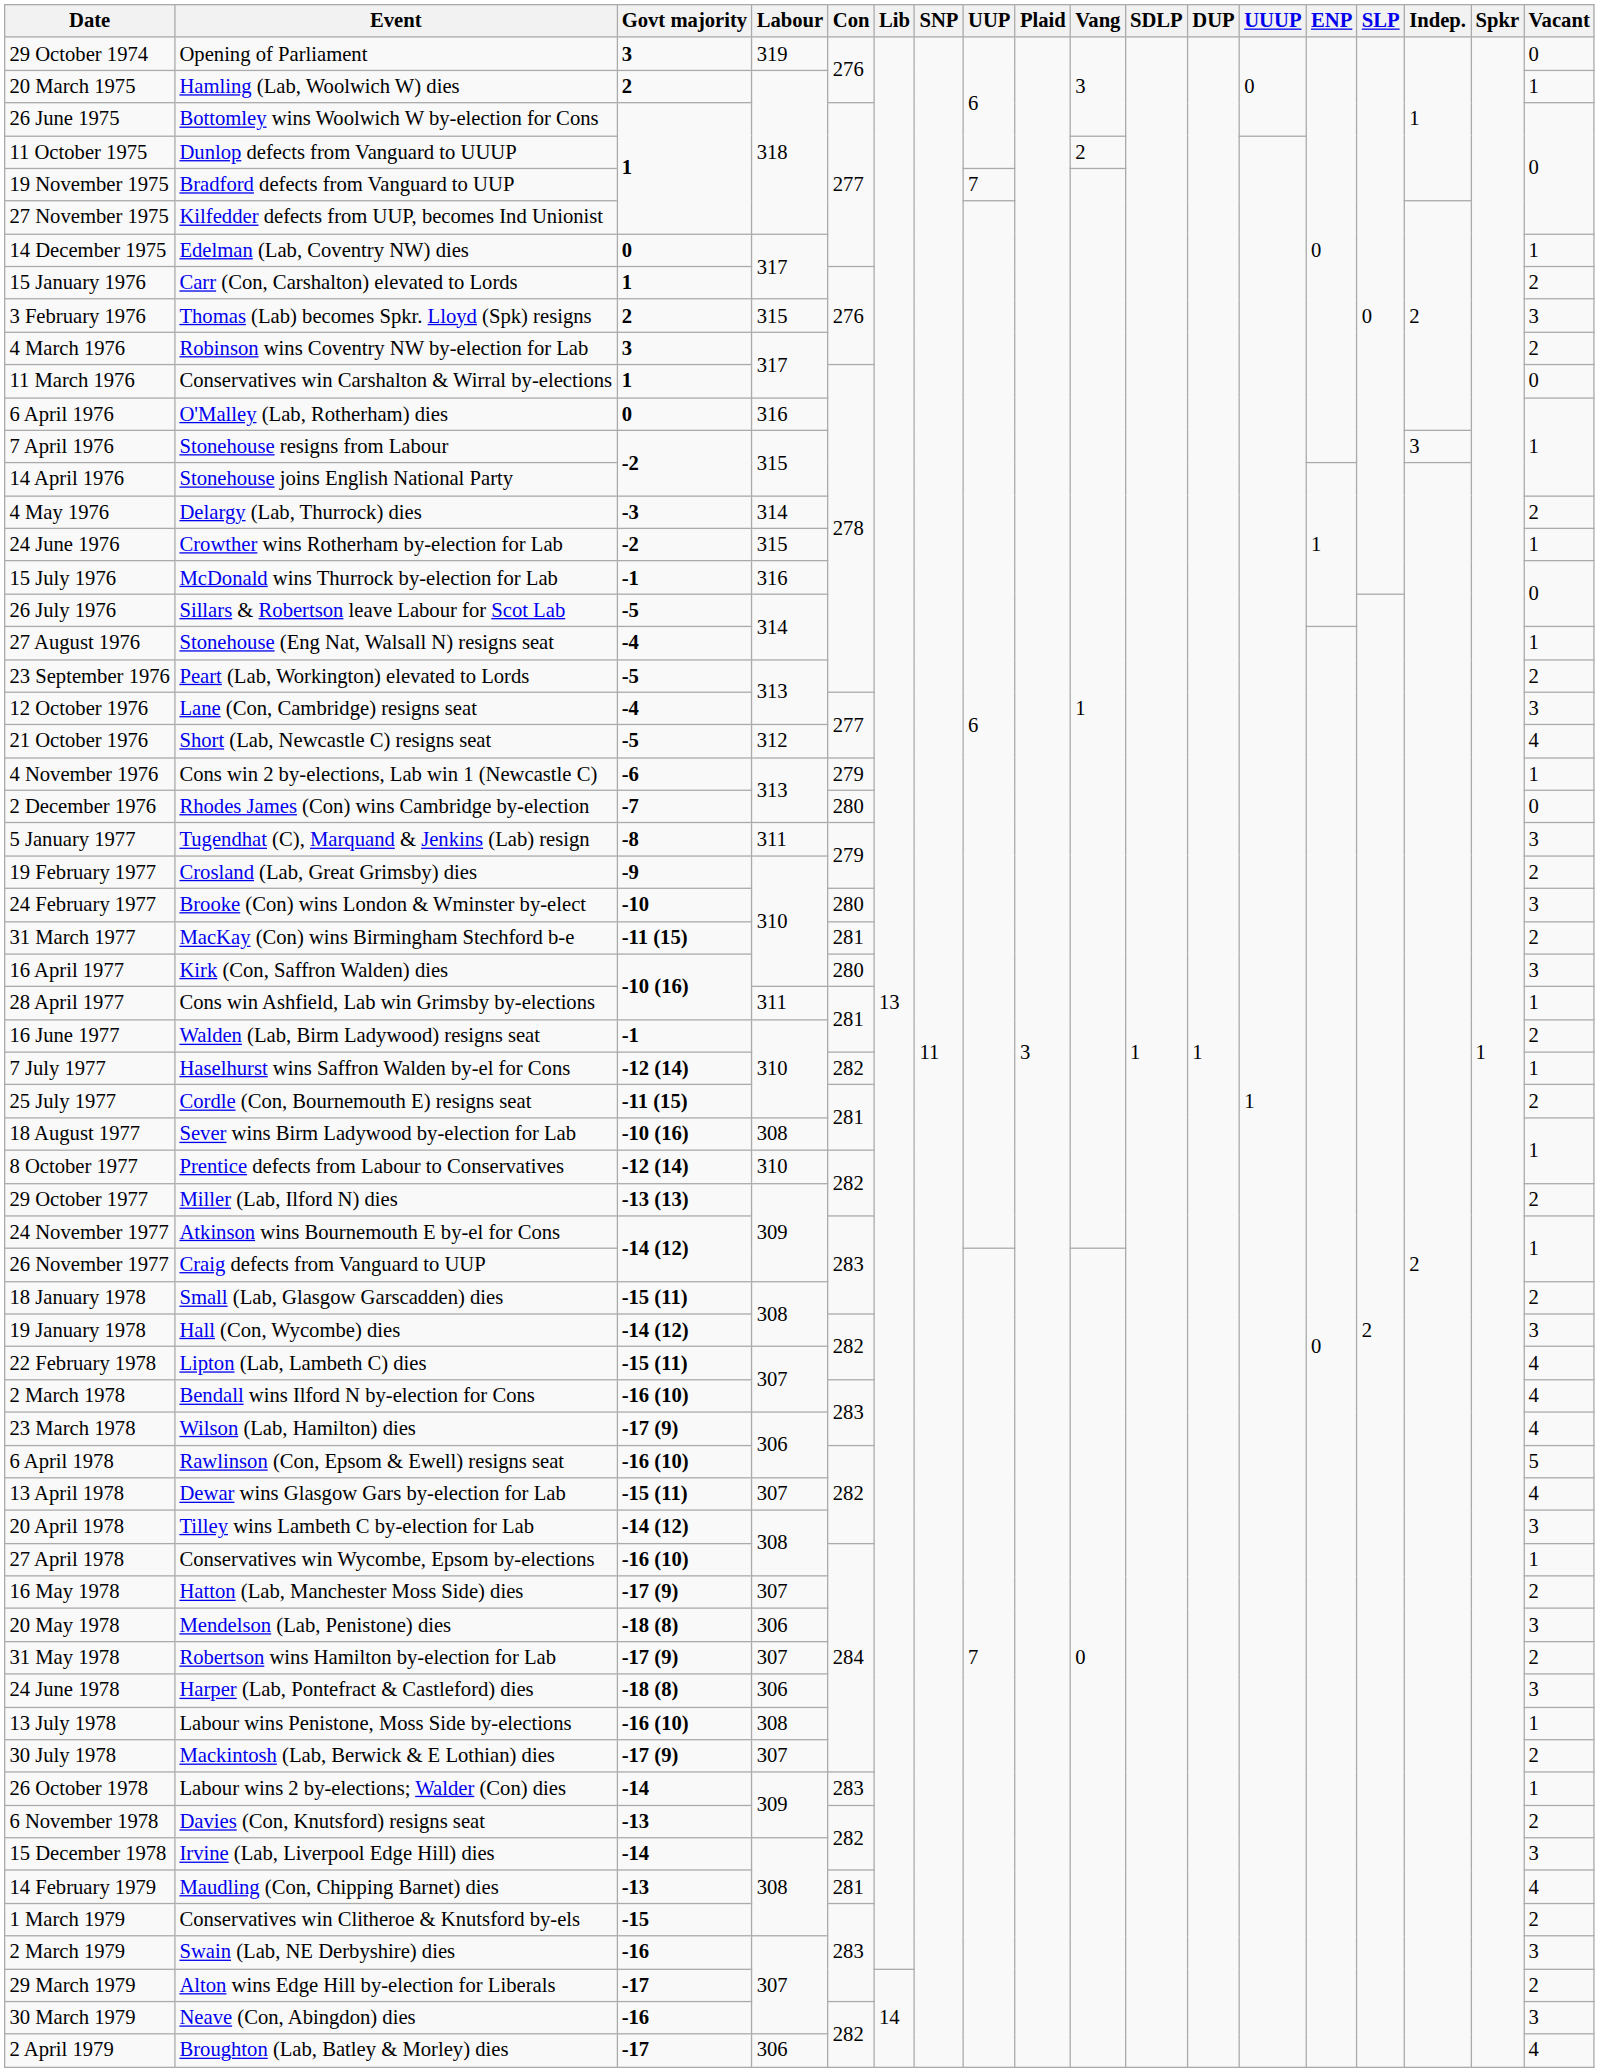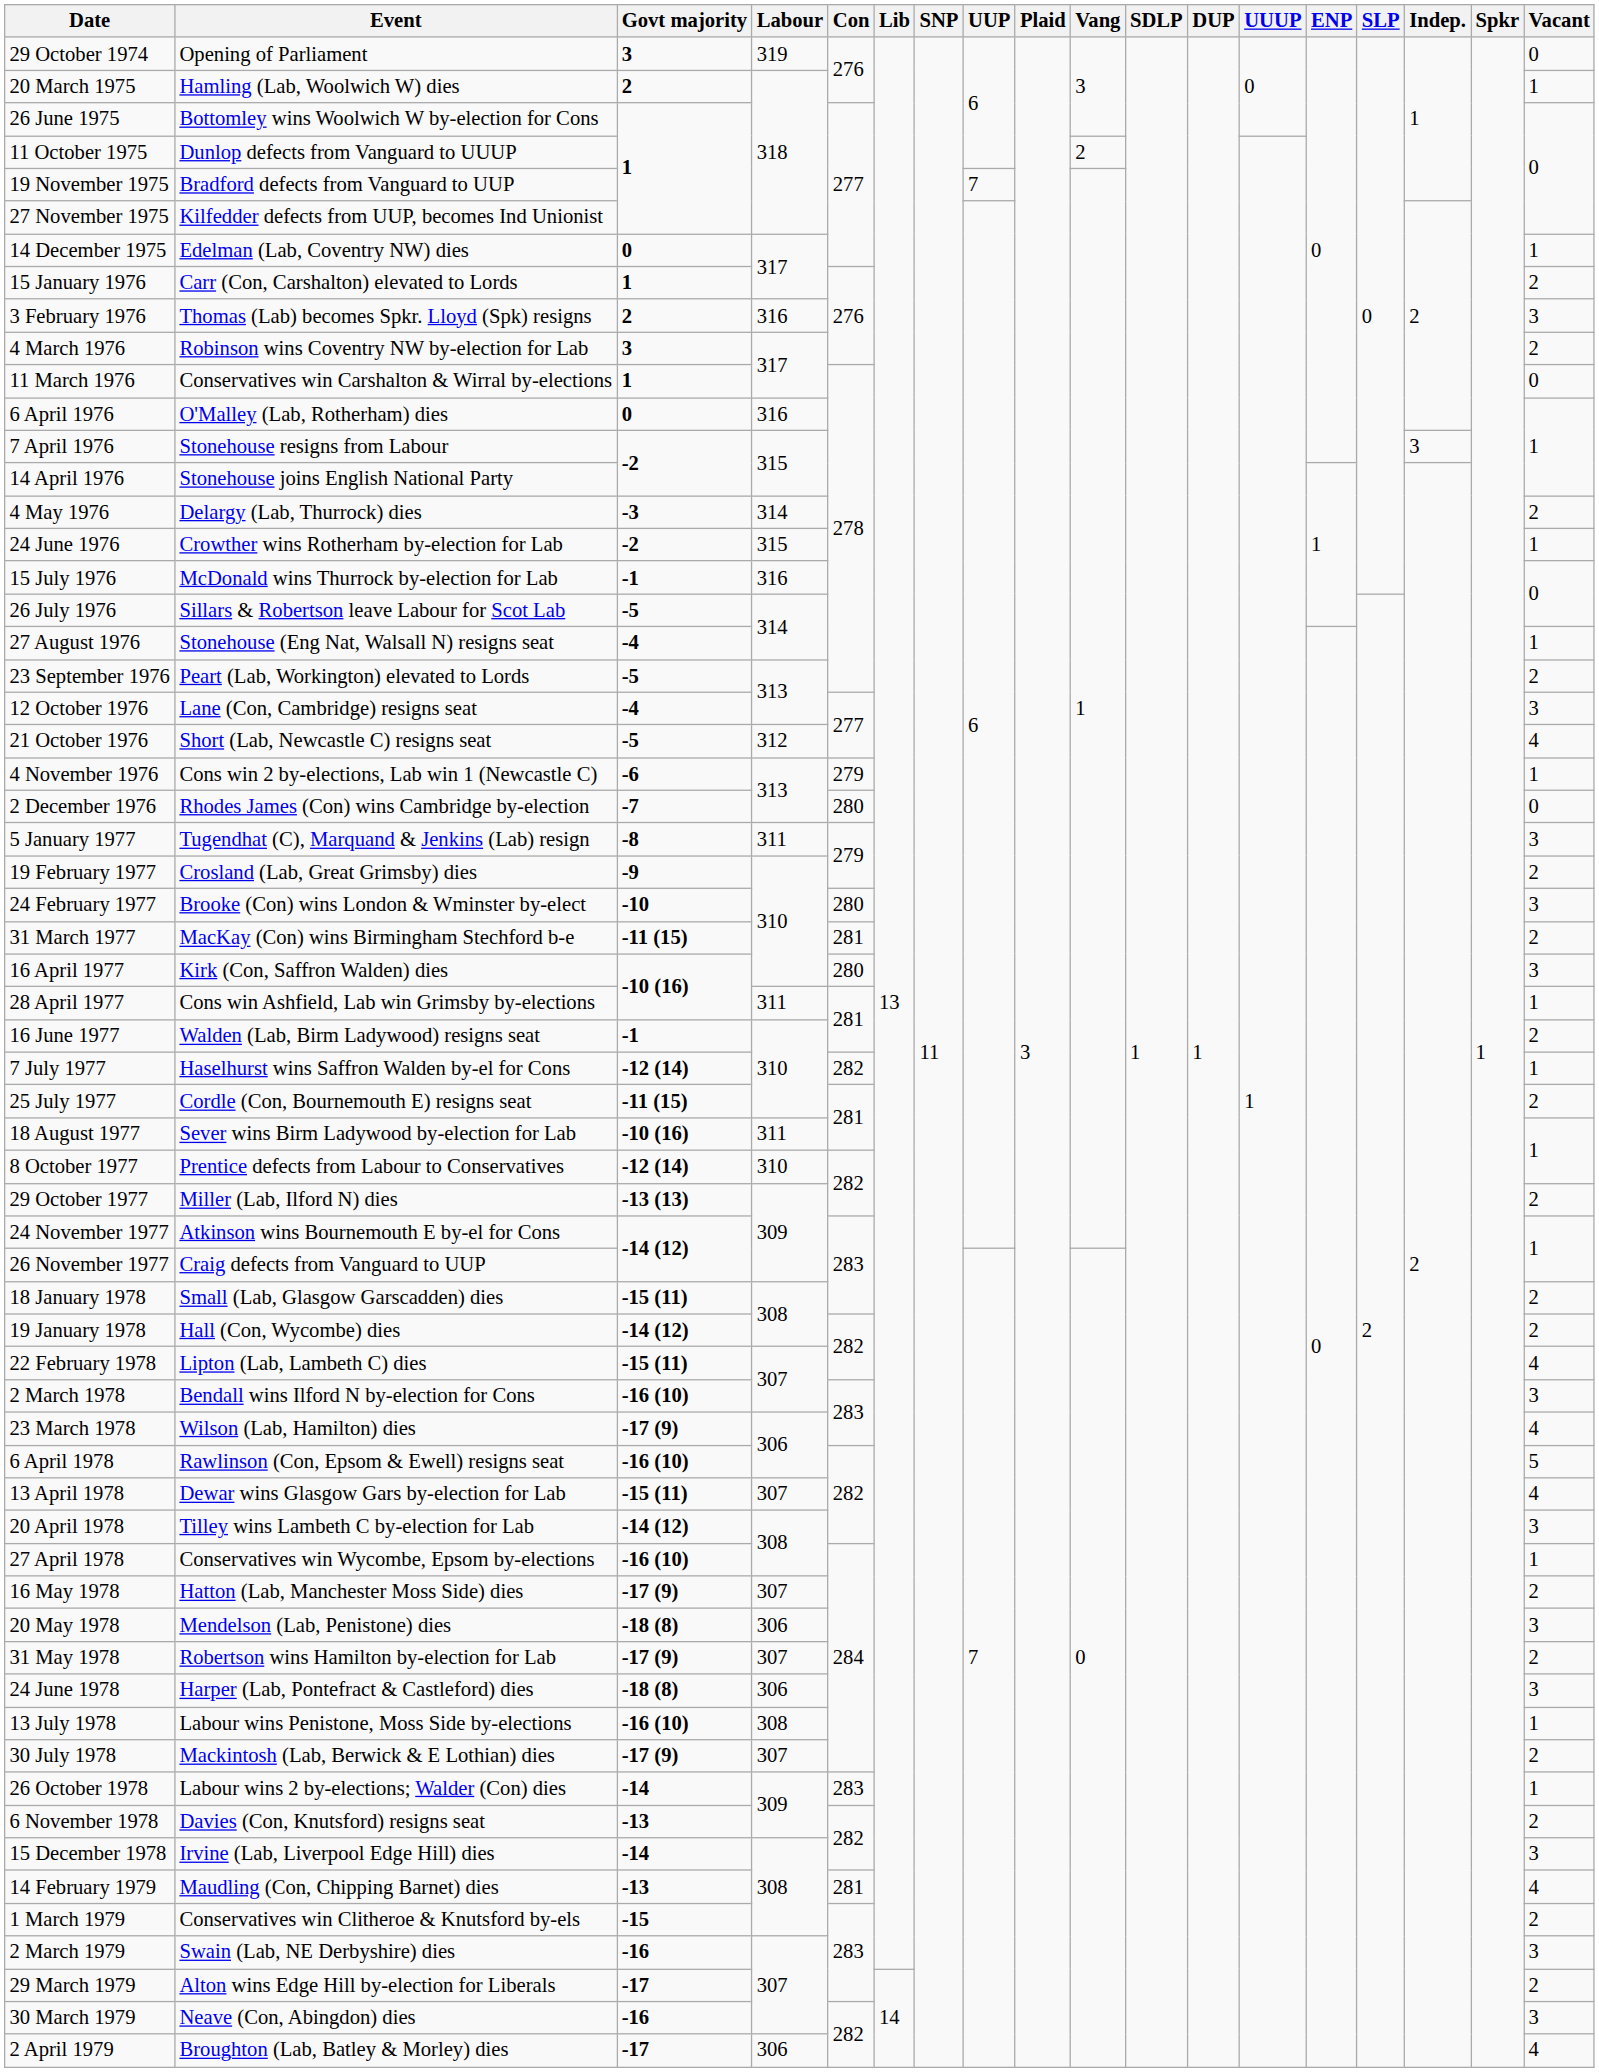(772, 315) 315 -> (772, 315) 316
(772, 1133) 308 -> (772, 1133) 311
(1534, 1330) 3 -> (1534, 1330) 2
(1534, 1395) 4 -> (1534, 1395) 3
